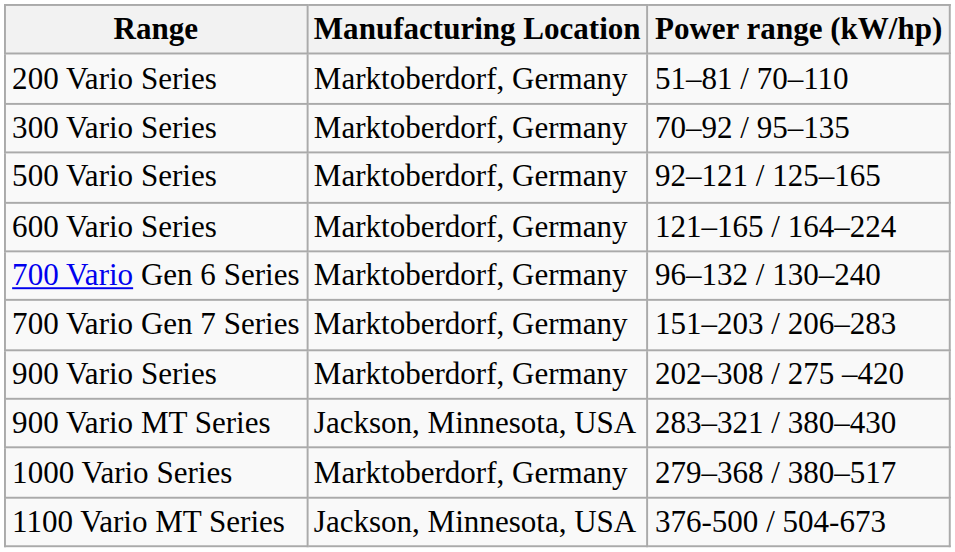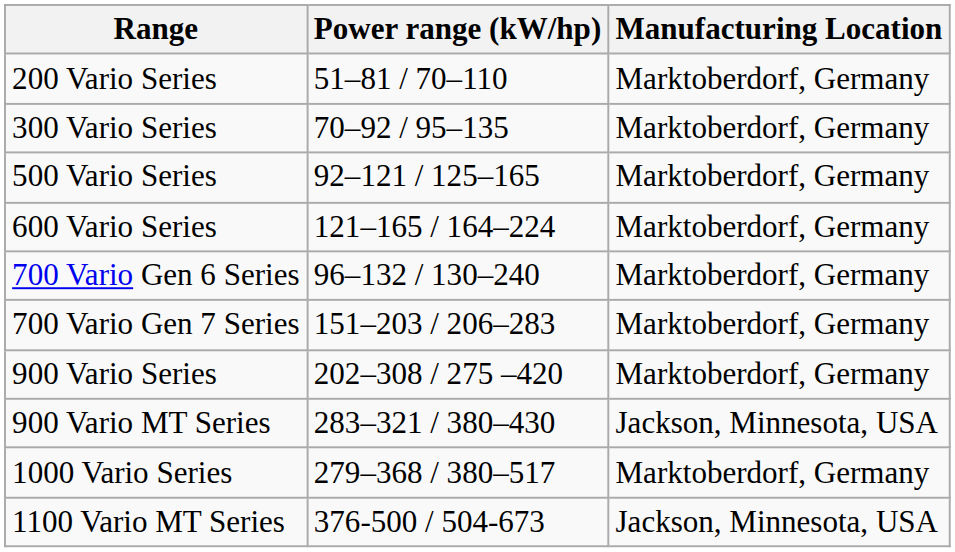columns swapped: (799, 29) <-> (477, 29)
